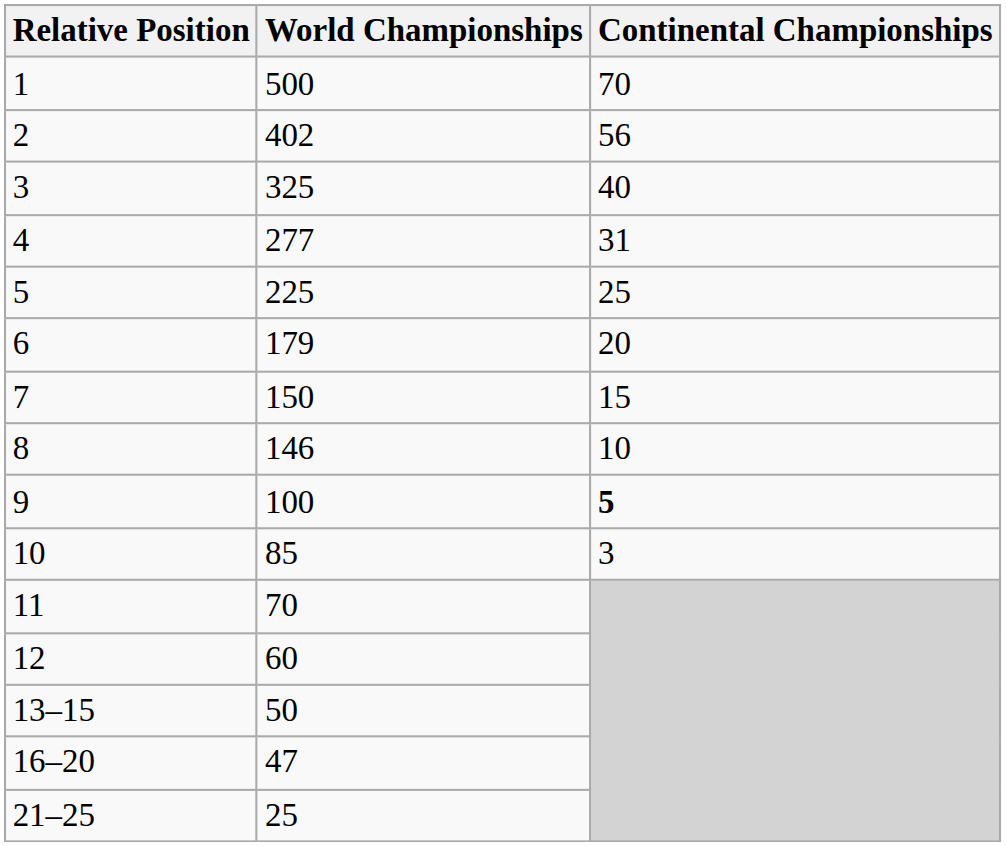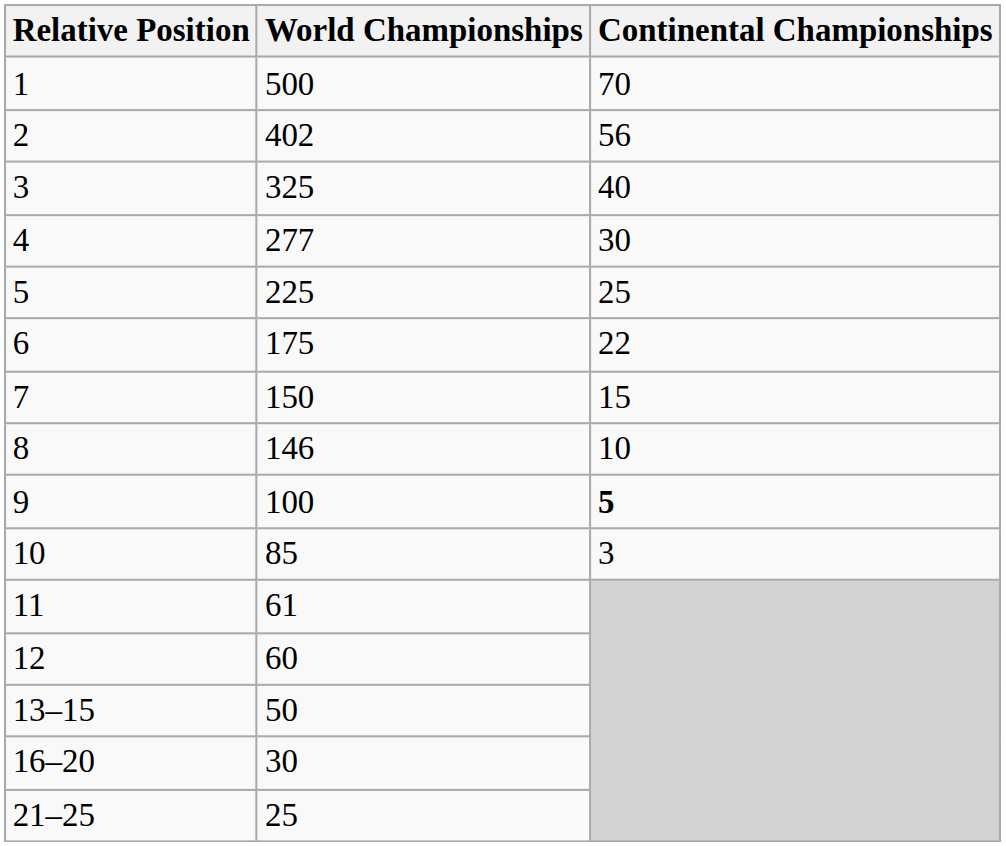(614, 239) 31 -> (614, 239) 30
(290, 344) 179 -> (290, 344) 175
(614, 344) 20 -> (614, 344) 22
(281, 605) 70 -> (281, 605) 61
(281, 762) 47 -> (281, 762) 30
